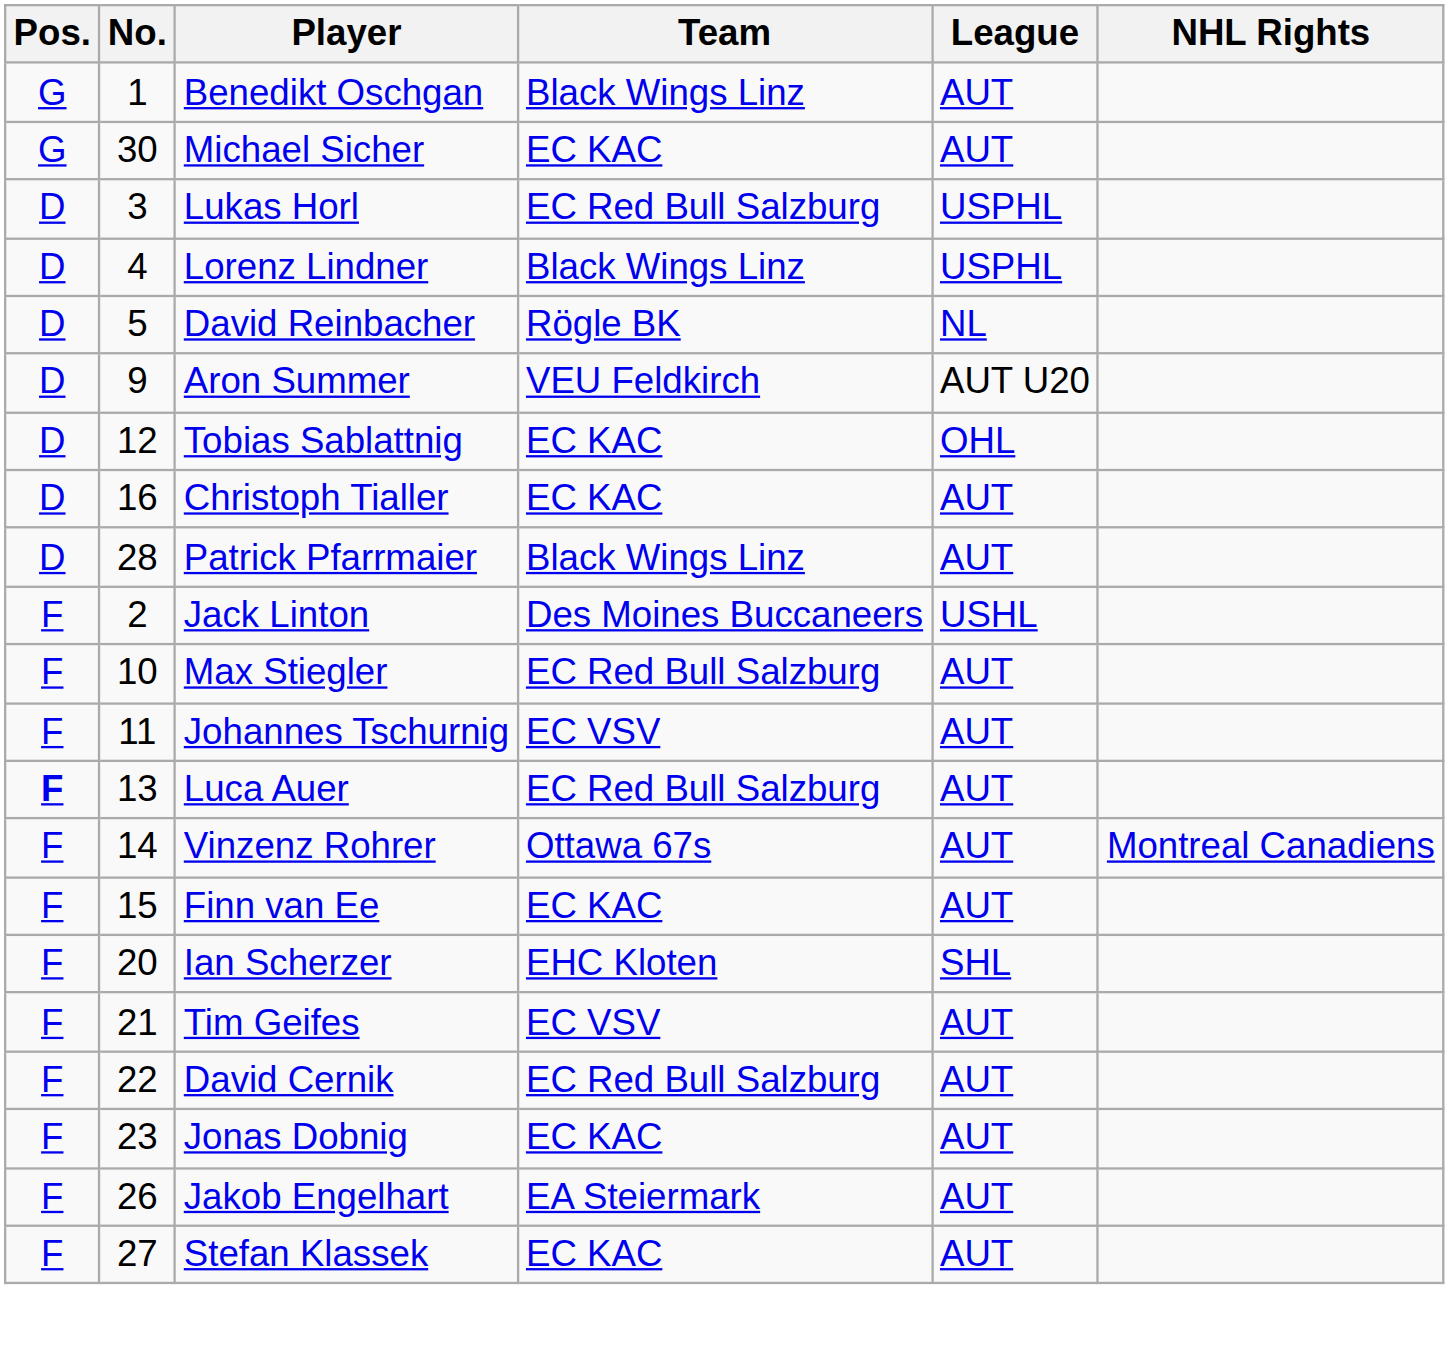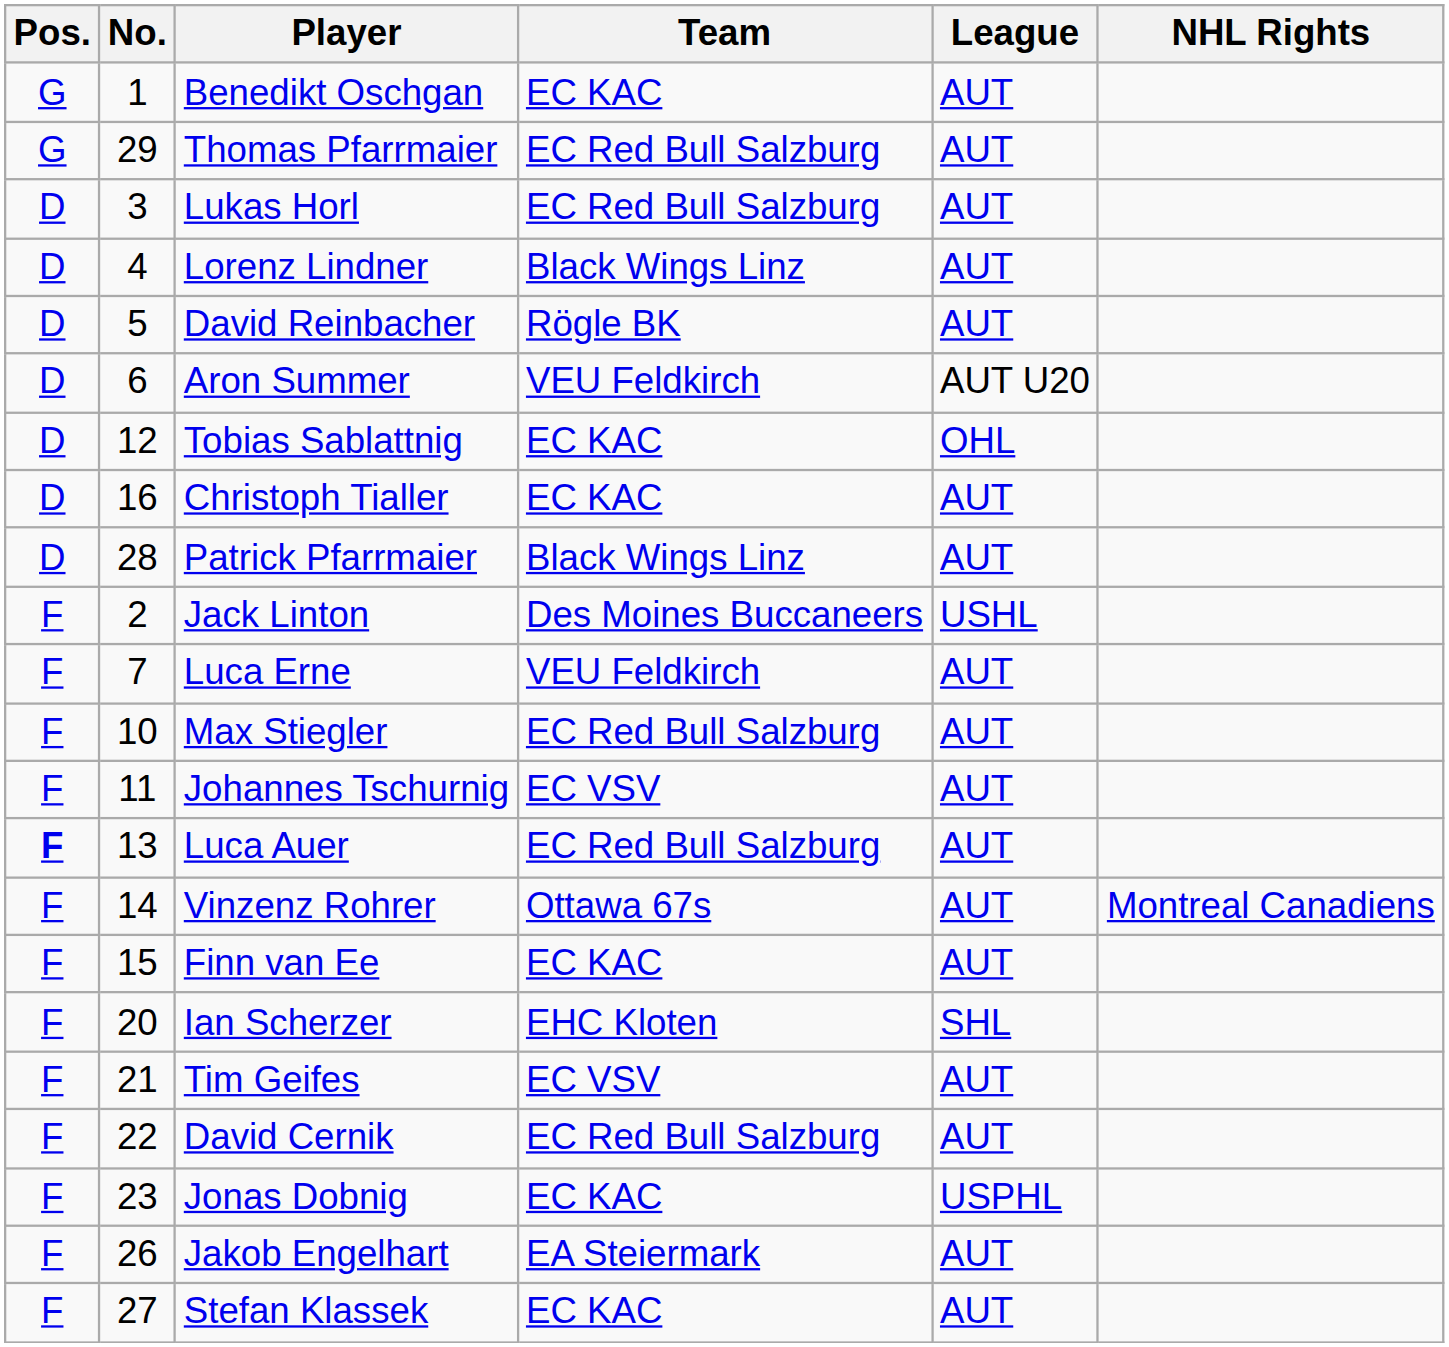(665, 91) Black Wings Linz -> (594, 91) EC KAC
+ row: (341, 149)
- row: (304, 149)
(1001, 207) USPHL -> (977, 207) AUT
(1001, 265) USPHL -> (977, 265) AUT
(963, 324) NL -> (977, 324) AUT
(137, 382) 9 -> (137, 382) 6
+ row: (267, 672)
(977, 1137) AUT -> (1001, 1195) USPHL
